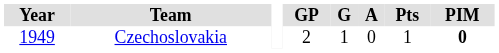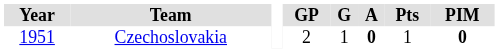(37, 37) 1949 -> (37, 37) 1951
(371, 37) normal -> (371, 37) bold
